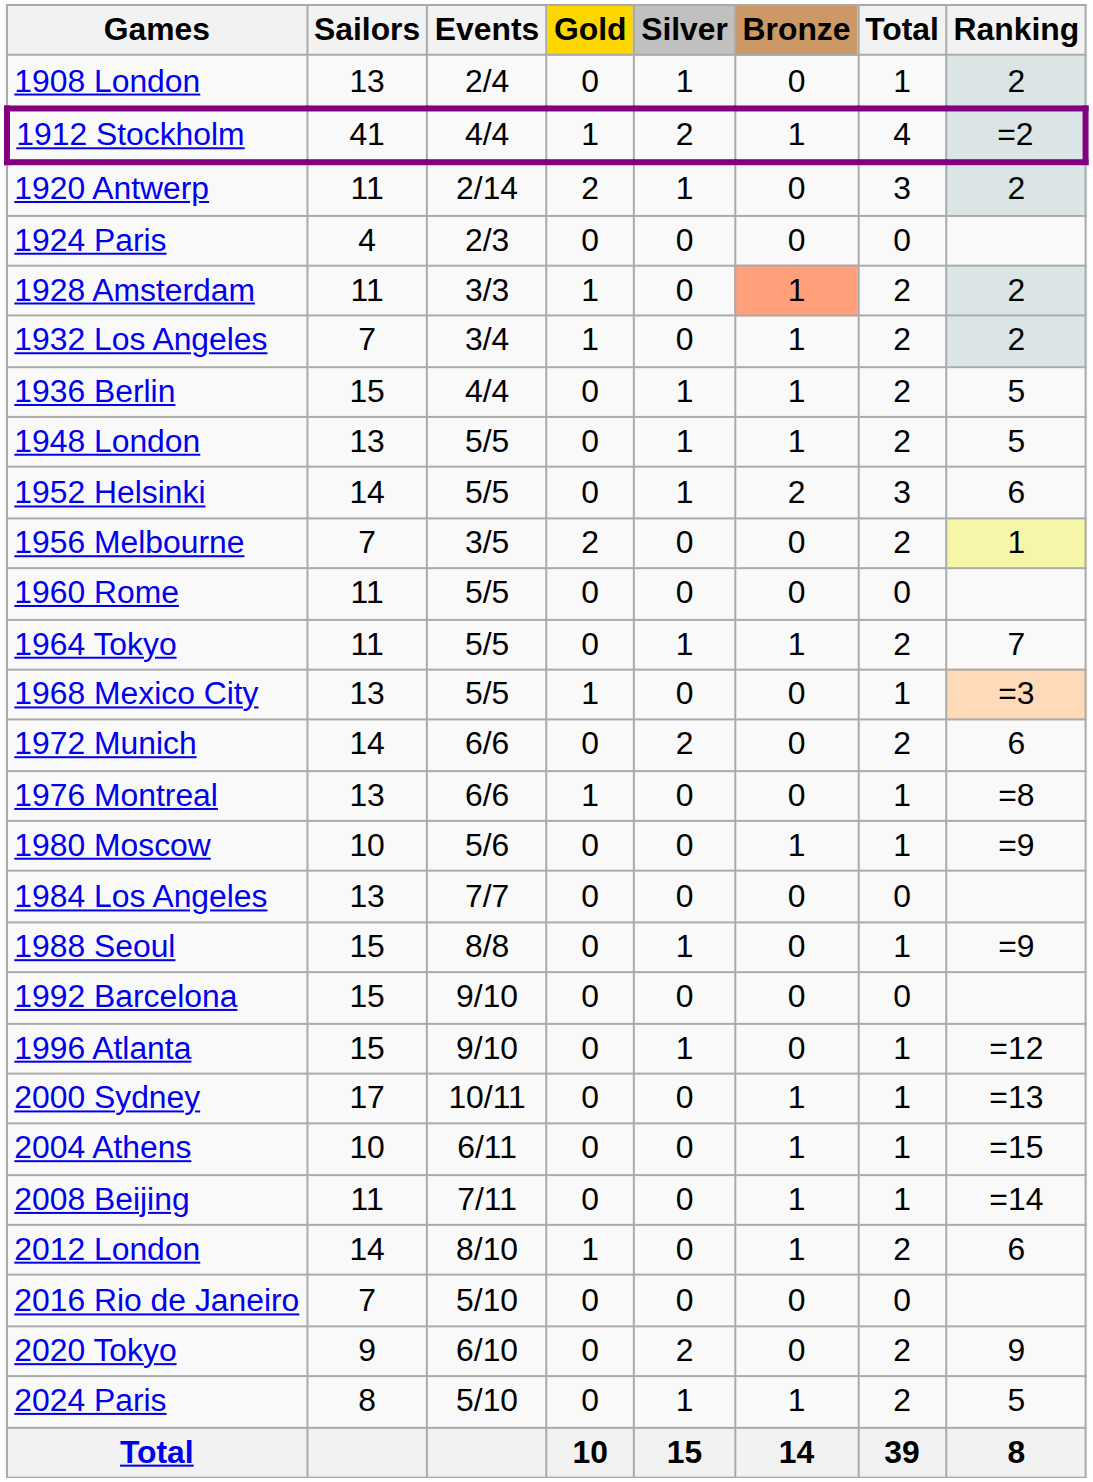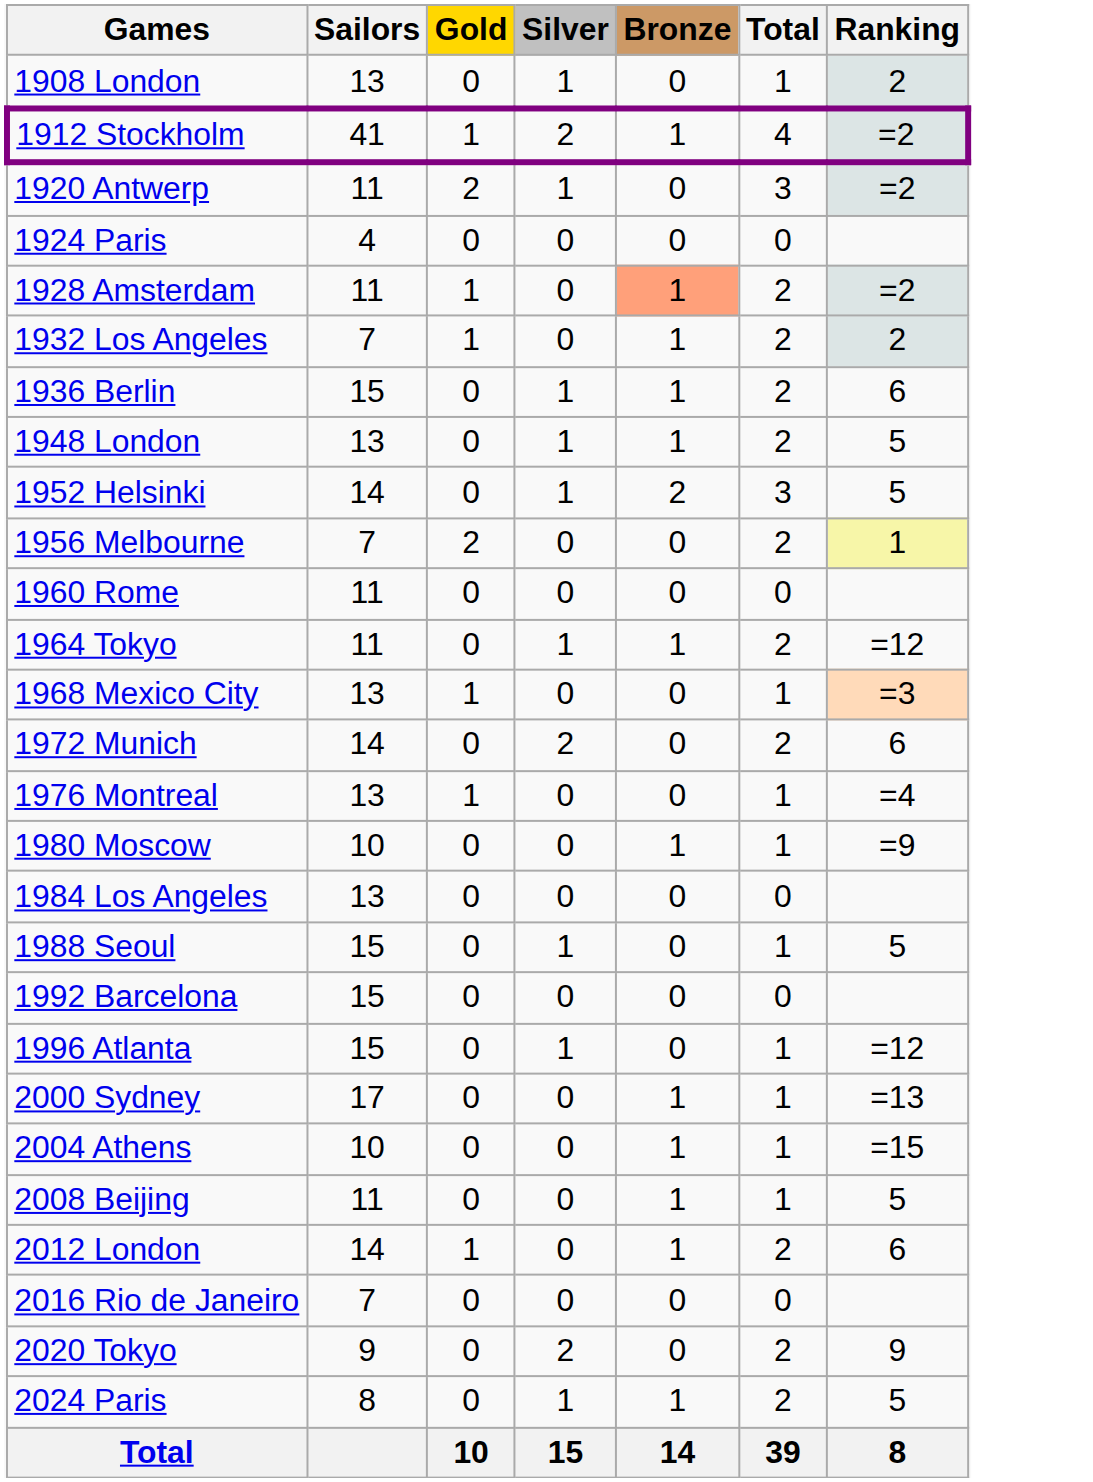- column: (487, 29)
(1016, 189) 2 -> (897, 189) =2
(1016, 290) 2 -> (897, 290) =2
(1016, 391) 5 -> (897, 391) 6
(1016, 492) 6 -> (897, 492) 5
(1016, 643) 7 -> (897, 643) =12
(1016, 795) =8 -> (897, 795) =4
(1016, 946) =9 -> (897, 946) 5
(1016, 1199) =14 -> (897, 1199) 5
